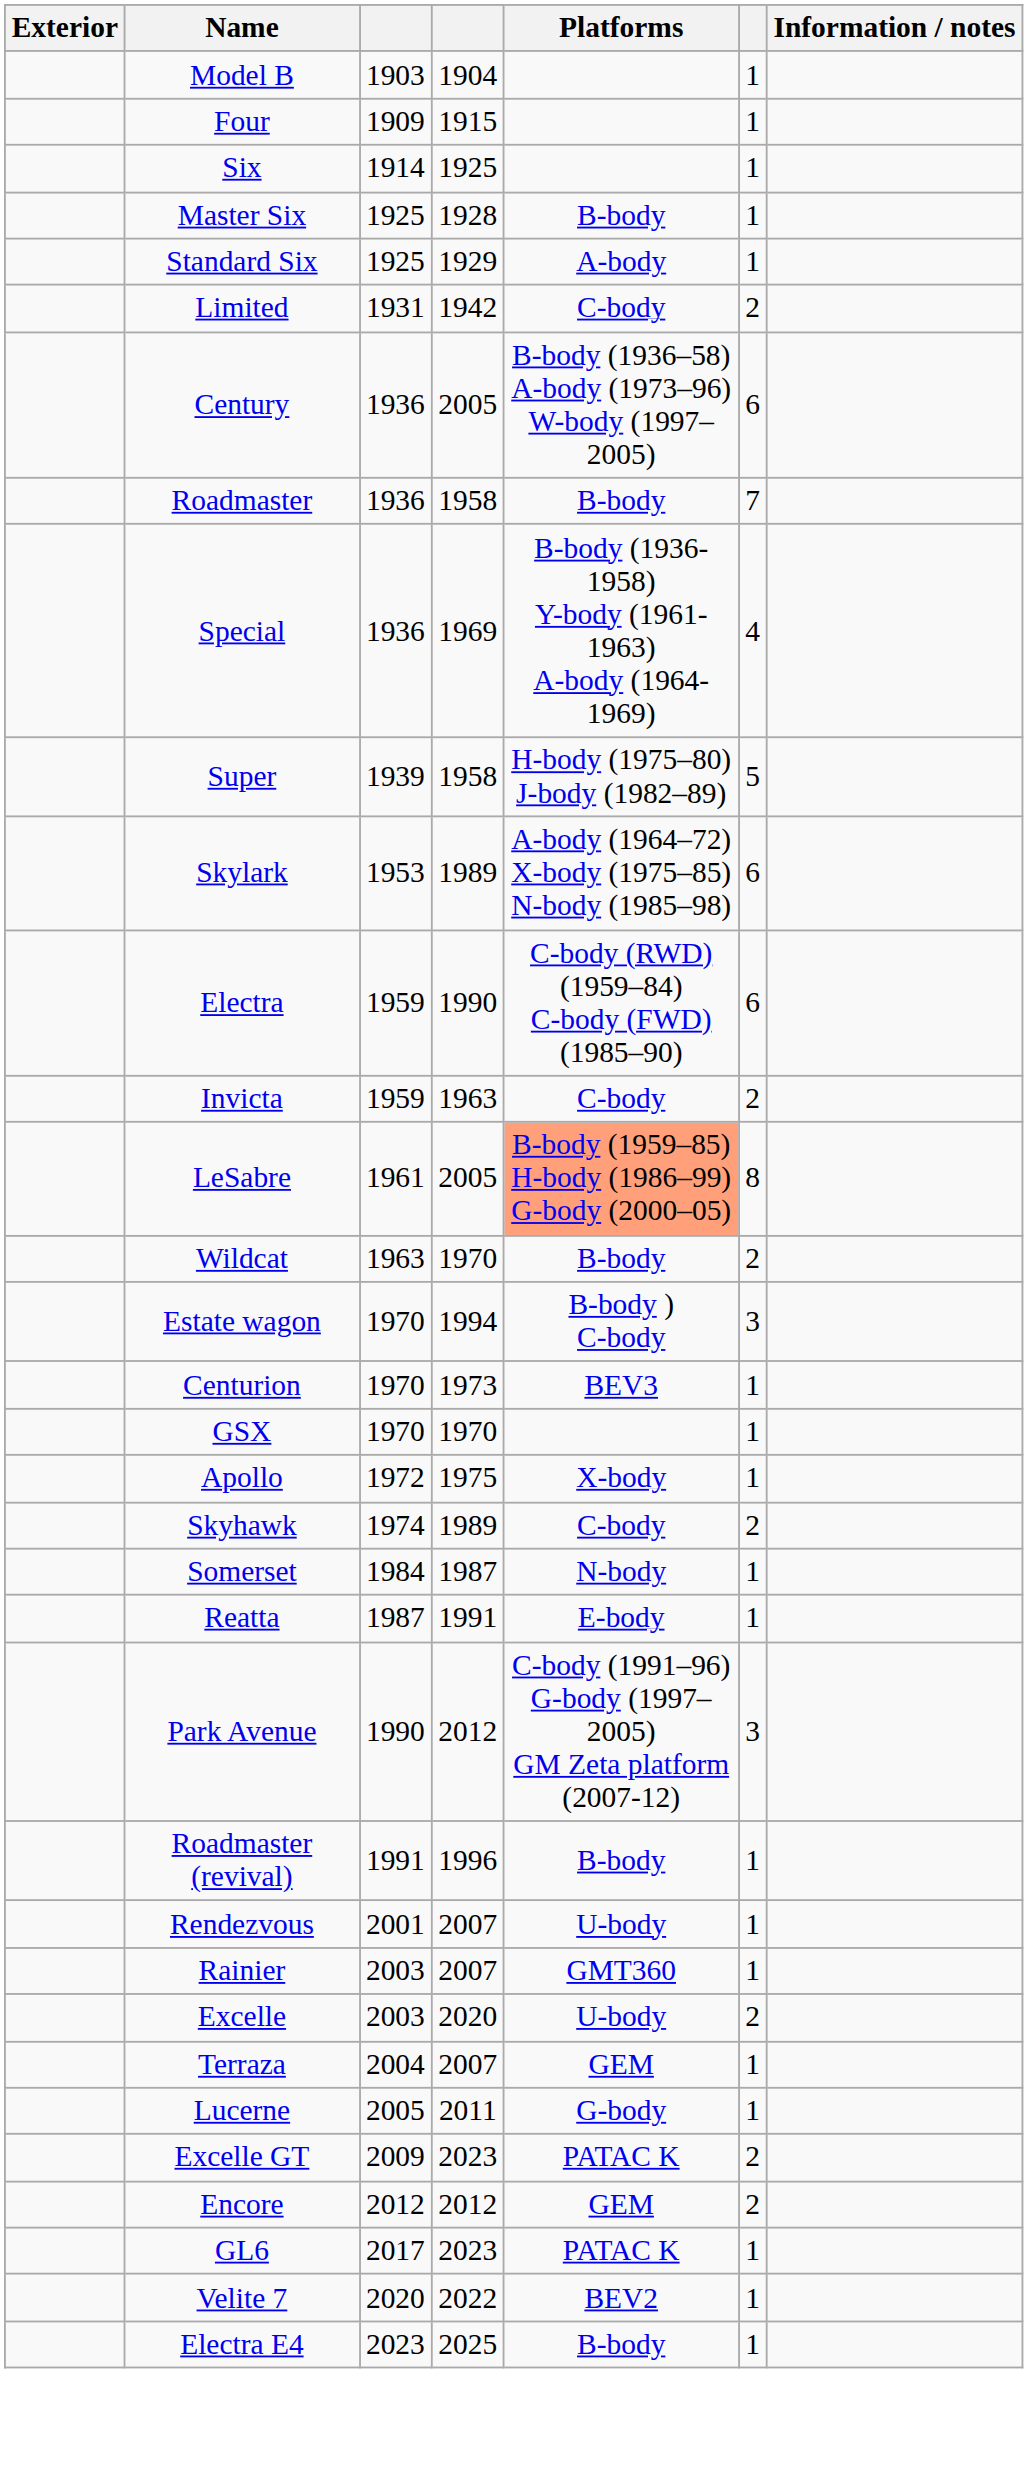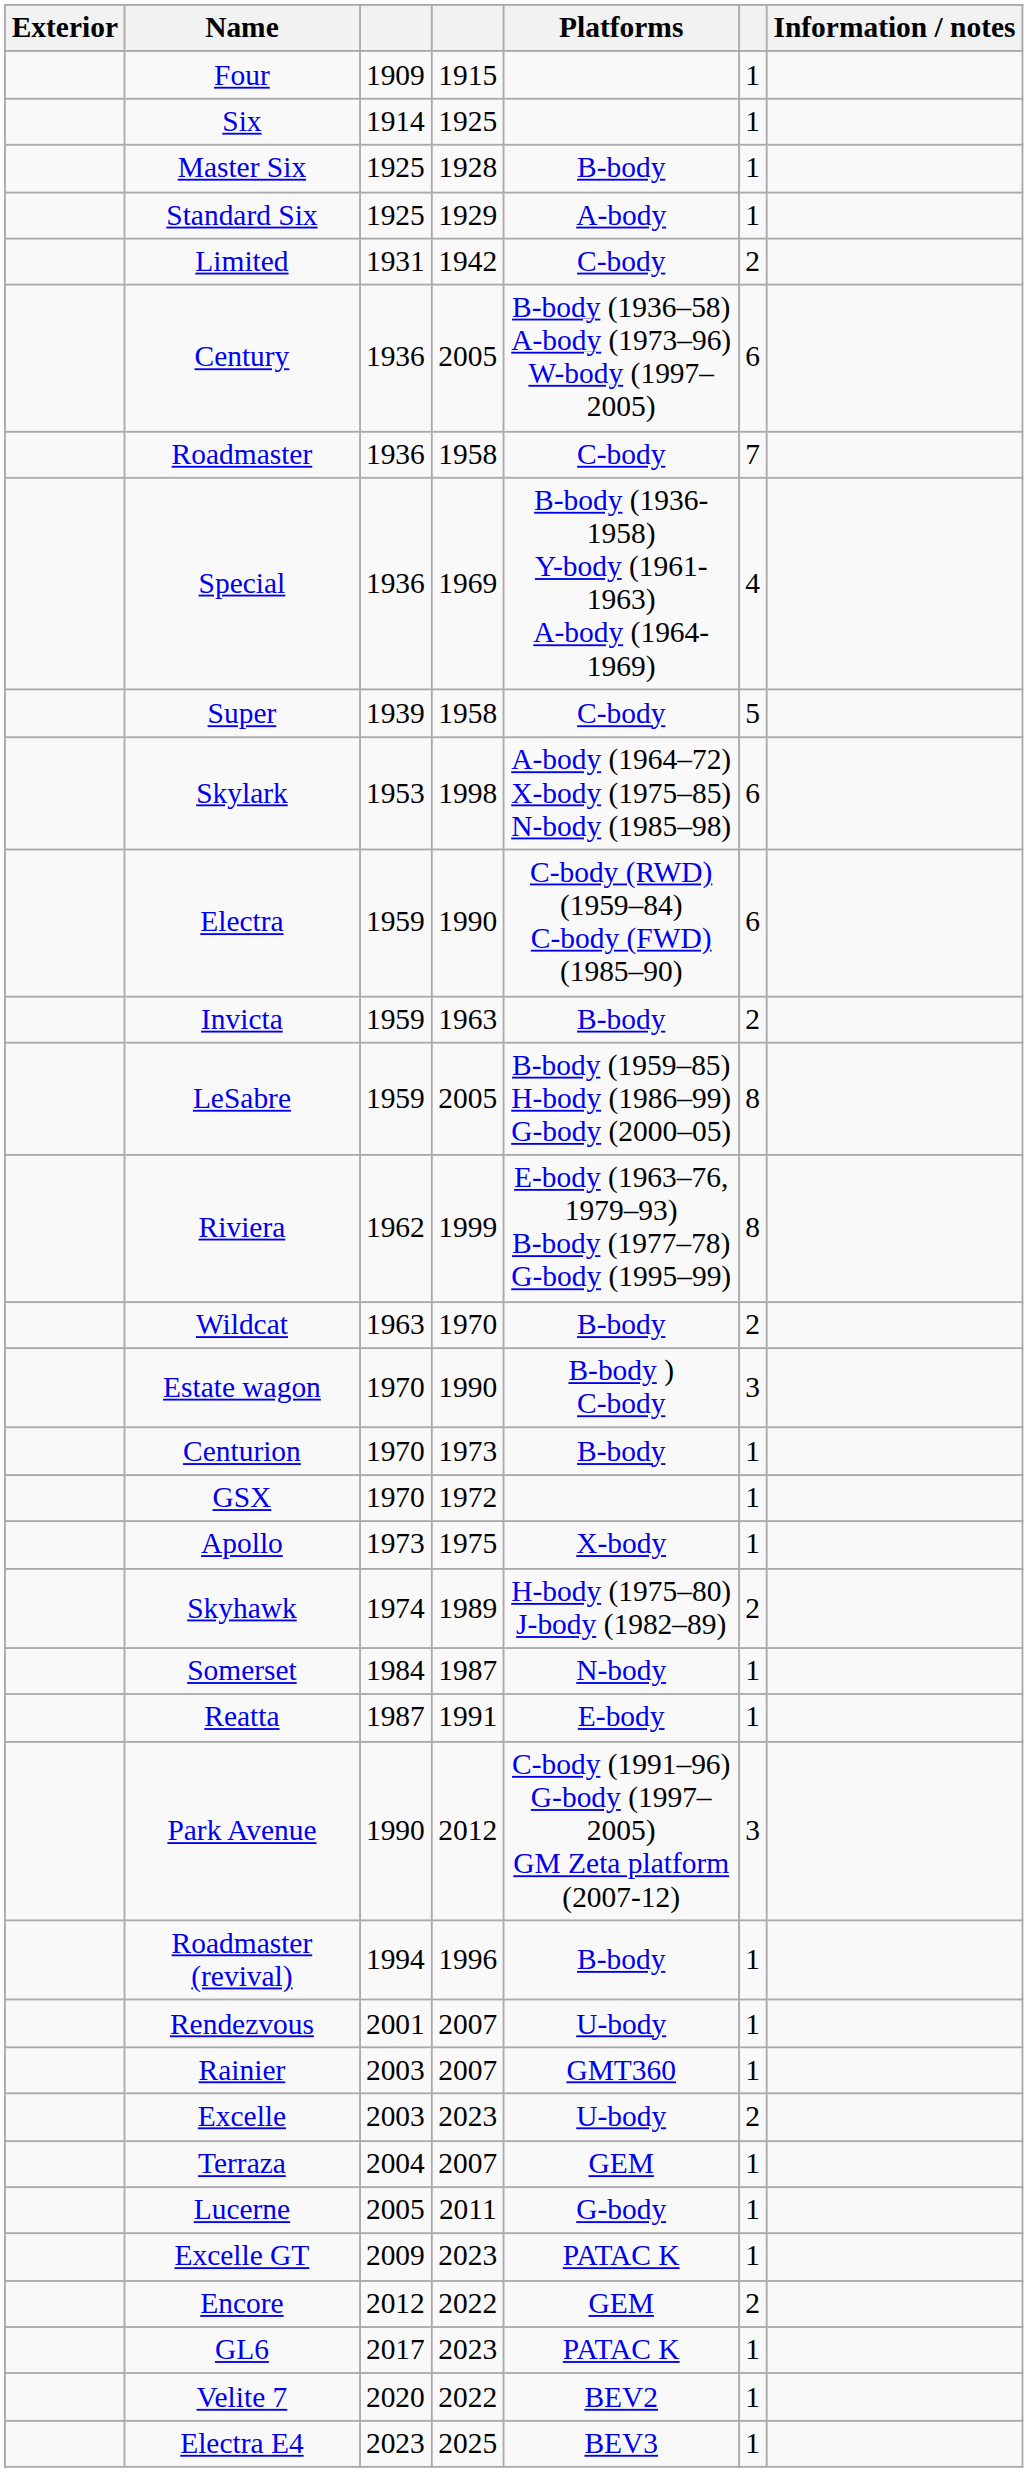- row: (242, 74)
(621, 500) B-body -> (621, 454) C-body
(621, 776) H-body (1975–80) J-body (1982–89) -> (621, 713) C-body
(468, 872) 1989 -> (468, 792) 1998
(621, 1098) C-body -> (621, 1018) B-body
(395, 1178) 1961 -> (395, 1098) 1959
(621, 1178) lightsalmon background -> (621, 1098) no background
+ row: (242, 1227)
(468, 1321) 1994 -> (468, 1387) 1990
(621, 1384) BEV3 -> (621, 1450) B-body
(468, 1431) 1970 -> (468, 1497) 1972
(395, 1477) 1972 -> (395, 1544) 1973
(621, 1524) C-body -> (621, 1607) H-body (1975–80) J-body (1982–89)
(395, 1860) 1991 -> (395, 1959) 1994
(468, 2017) 2020 -> (468, 2116) 2023
(753, 2157) 2 -> (753, 2256) 1
(468, 2203) 2012 -> (468, 2303) 2022
(621, 2343) B-body -> (621, 2443) BEV3
